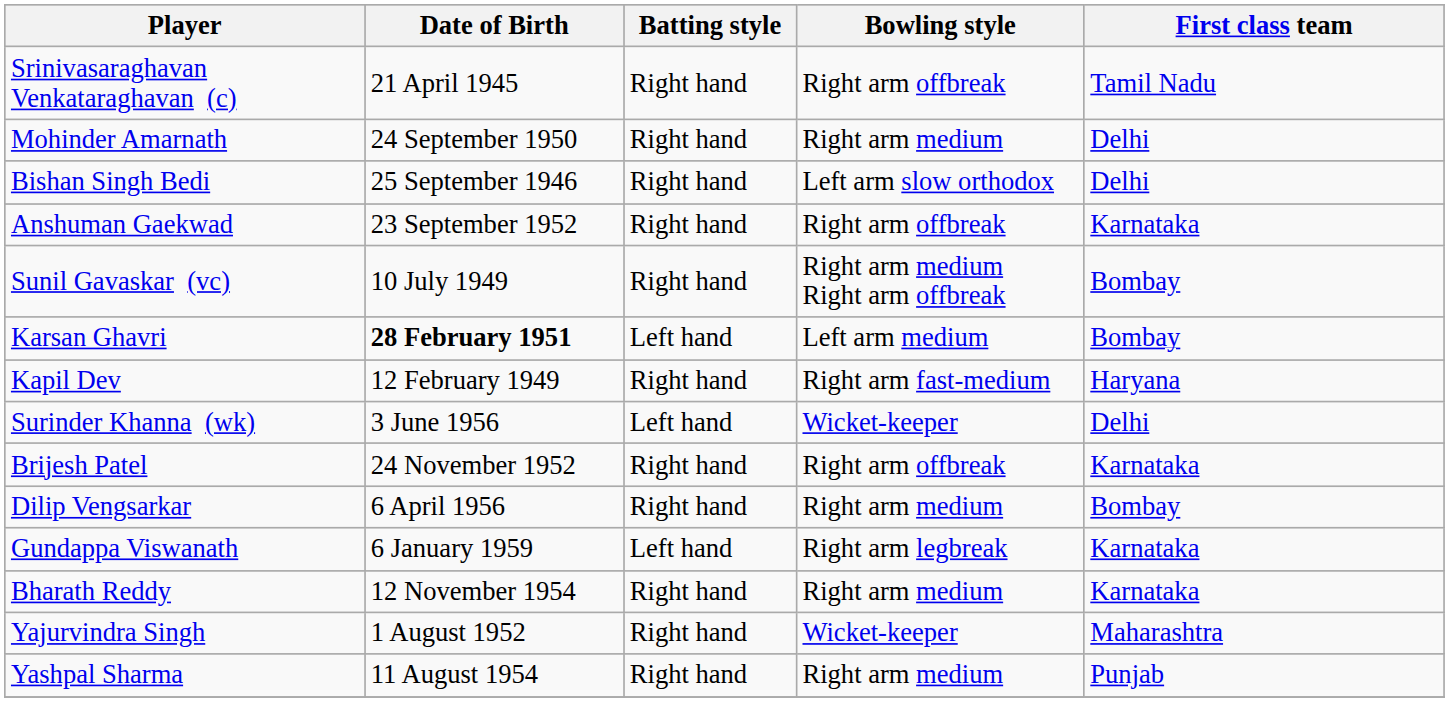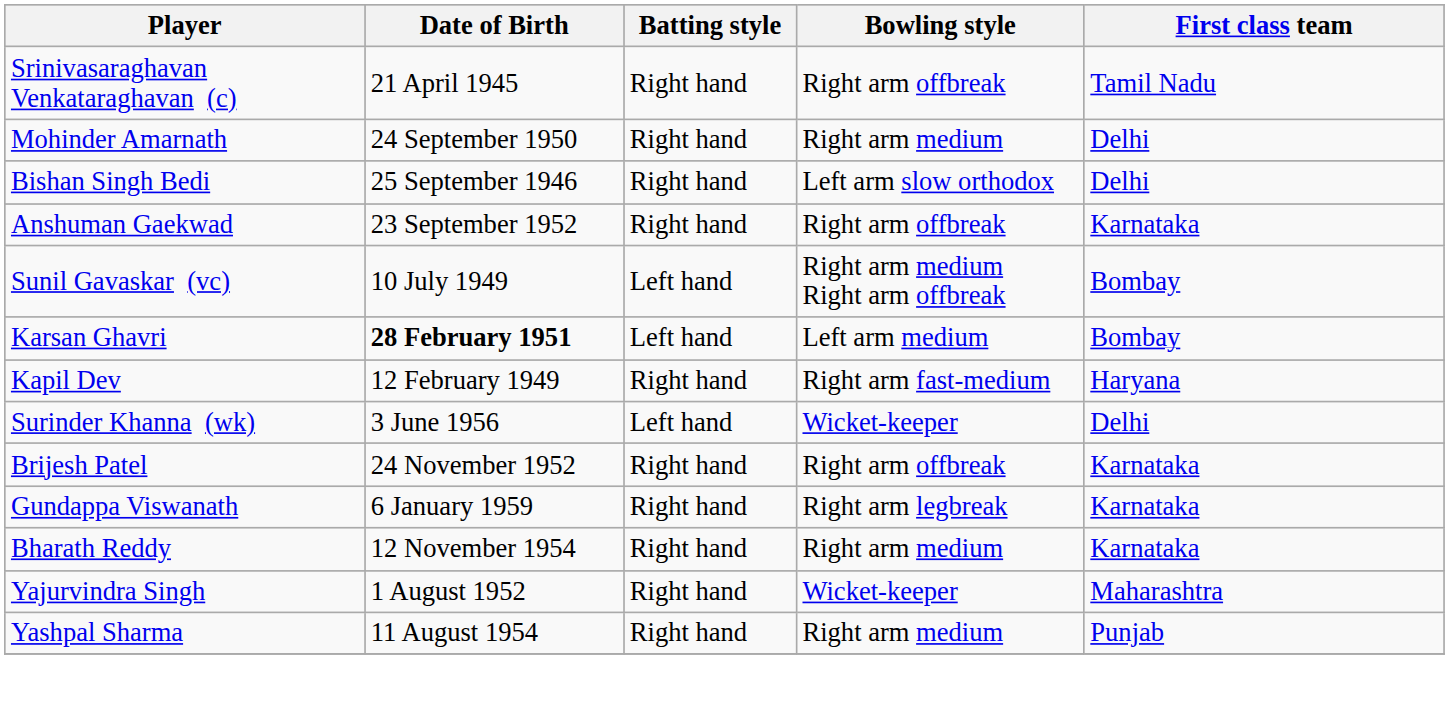(688, 280) Right hand -> (681, 280) Left hand
- row: (101, 506)
(681, 548) Left hand -> (688, 506) Right hand
